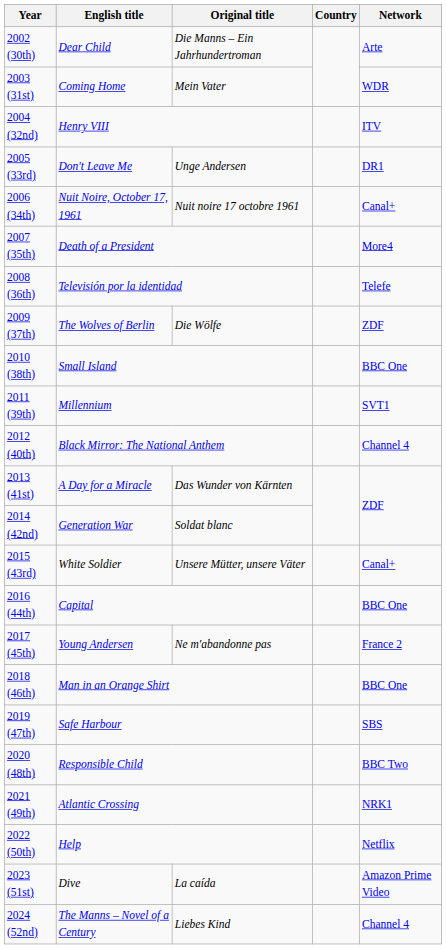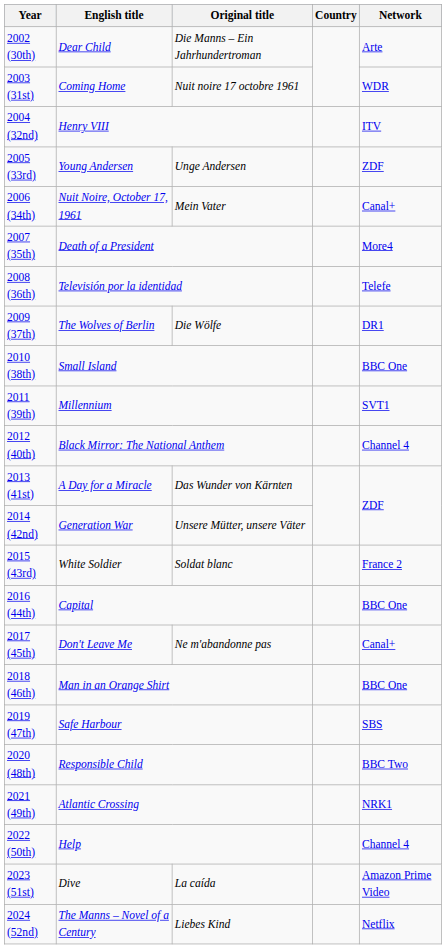(200, 86) Mein Vater -> (237, 86) Nuit noire 17 octobre 1961
(95, 166) Don't Leave Me -> (96, 166) Young Andersen
(373, 166) DR1 -> (373, 166) ZDF
(237, 206) Nuit noire 17 octobre 1961 -> (200, 206) Mein Vater
(373, 326) ZDF -> (373, 326) DR1
(204, 525) Soldat blanc -> (240, 525) Unsere Mütter, unsere Väter
(240, 565) Unsere Mütter, unsere Väter -> (204, 565) Soldat blanc
(379, 565) Canal+ -> (382, 565) France 2
(96, 645) Young Andersen -> (95, 645) Don't Leave Me
(382, 645) France 2 -> (379, 645) Canal+
(378, 844) Netflix -> (385, 844) Channel 4
(385, 924) Channel 4 -> (378, 924) Netflix
